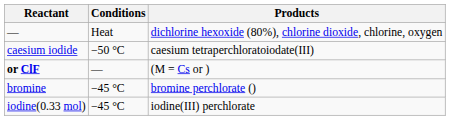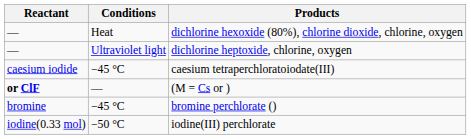+ row: (262, 50)
(108, 50) −50 °C -> (108, 69) −45 °C
(108, 106) −45 °C -> (108, 124) −50 °C
